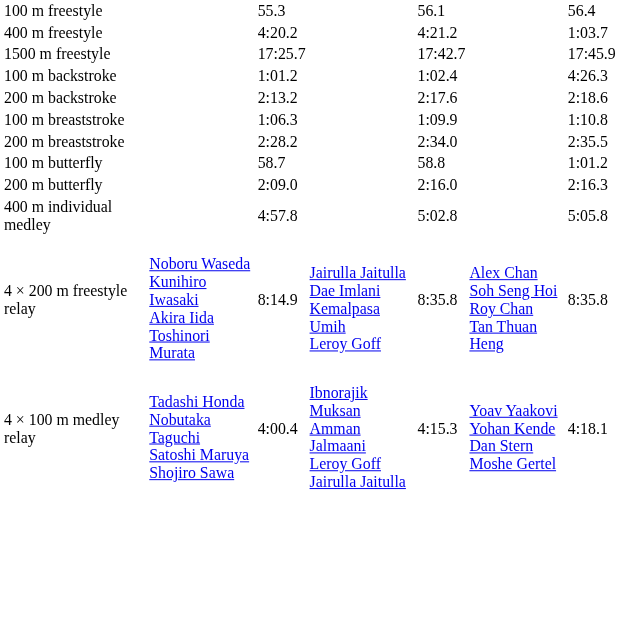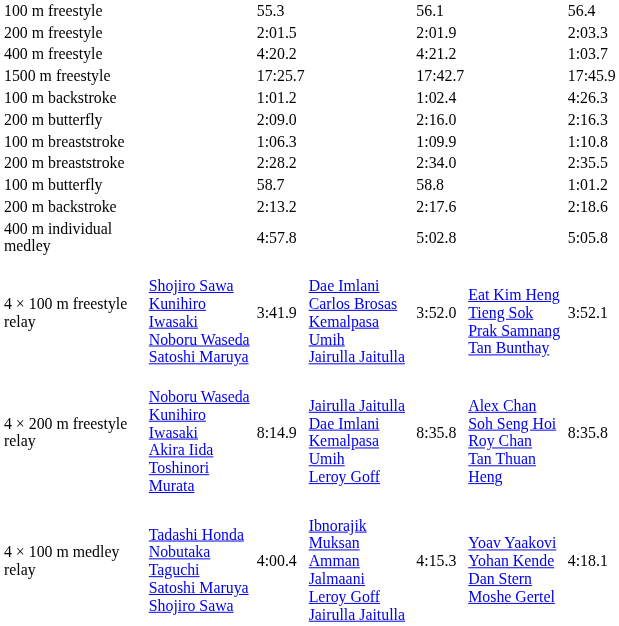+ row: (53, 32)
rows swapped: (60, 98) <-> (53, 185)
+ row: (66, 312)
